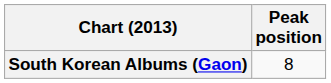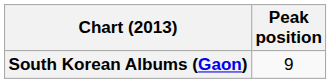(289, 64) 8 -> (289, 64) 9
